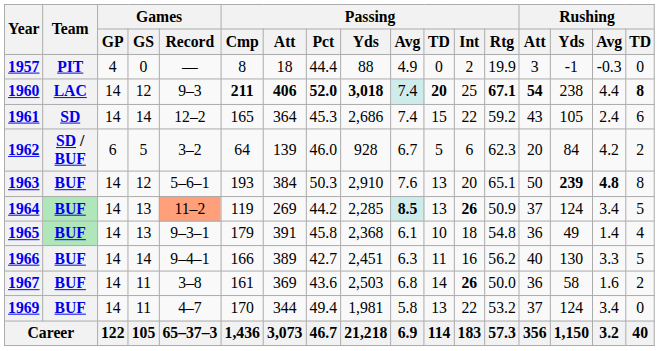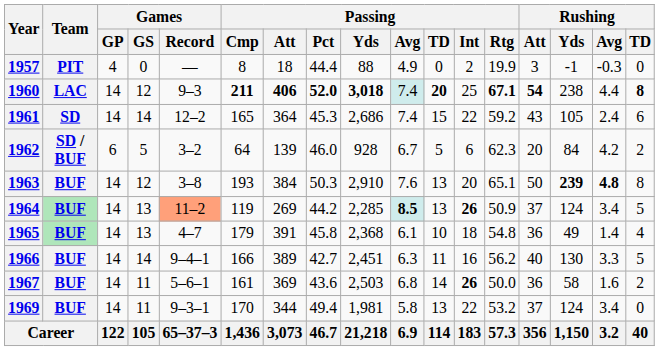(190, 183) 5–6–1 -> (190, 183) 3–8
(190, 233) 9–3–1 -> (190, 233) 4–7
(190, 283) 3–8 -> (190, 283) 5–6–1
(190, 308) 4–7 -> (190, 308) 9–3–1
